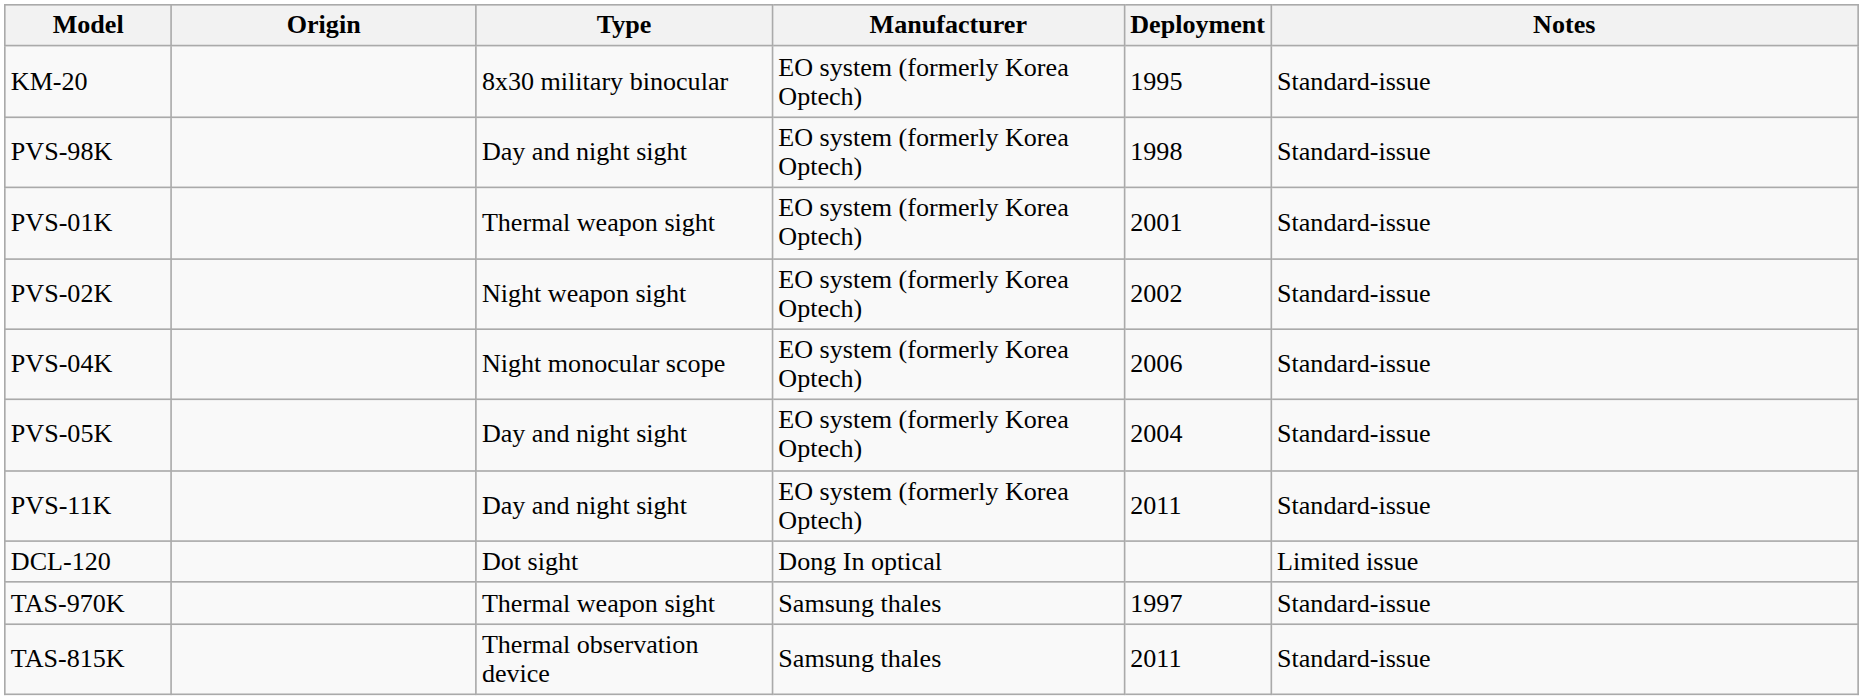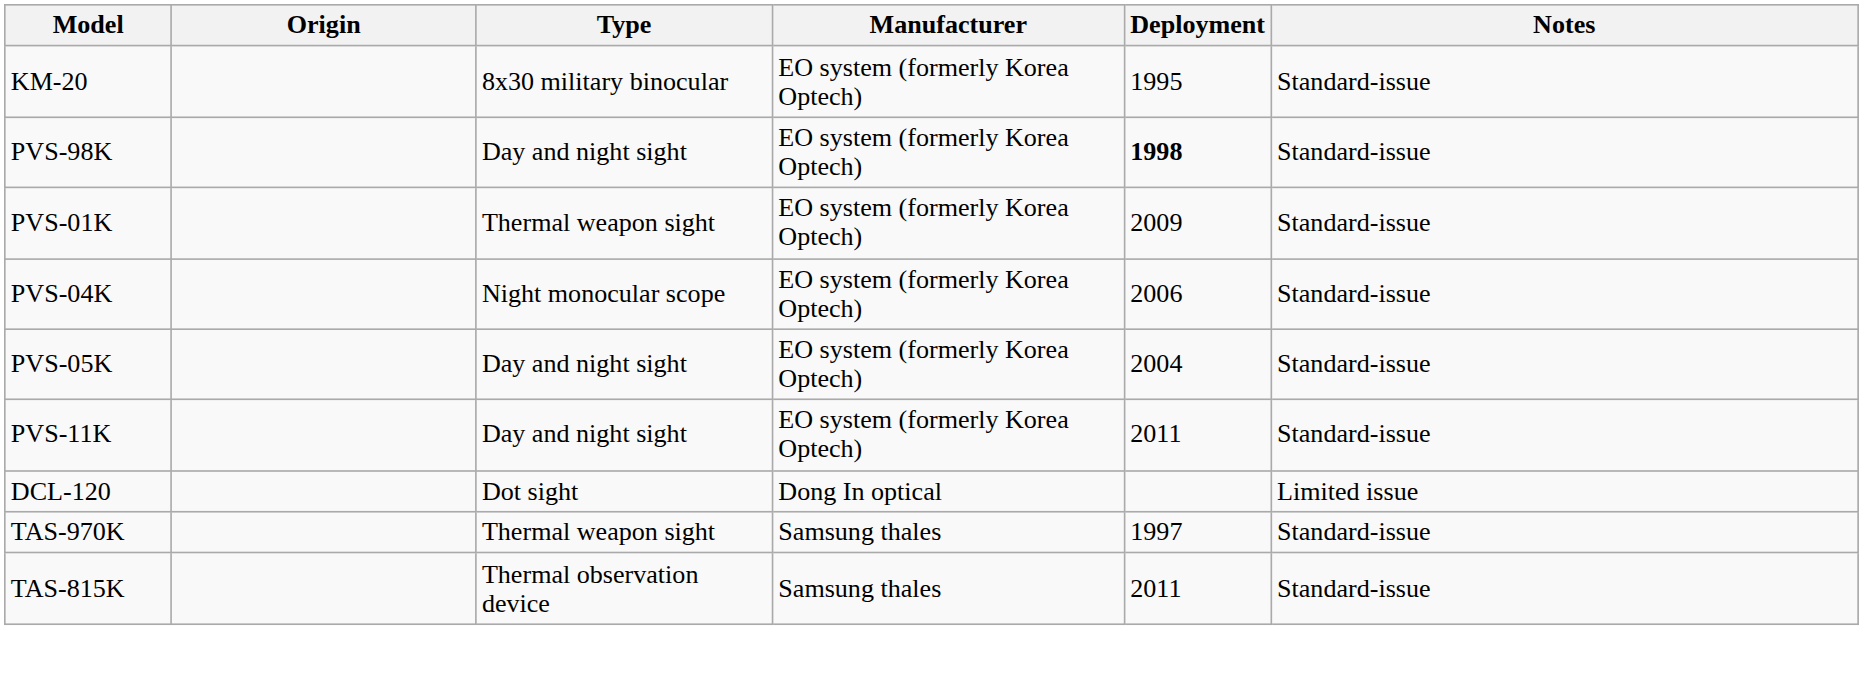(1156, 151) normal -> (1156, 151) bold
(1156, 222) 2001 -> (1156, 222) 2009
- row: (62, 293)
